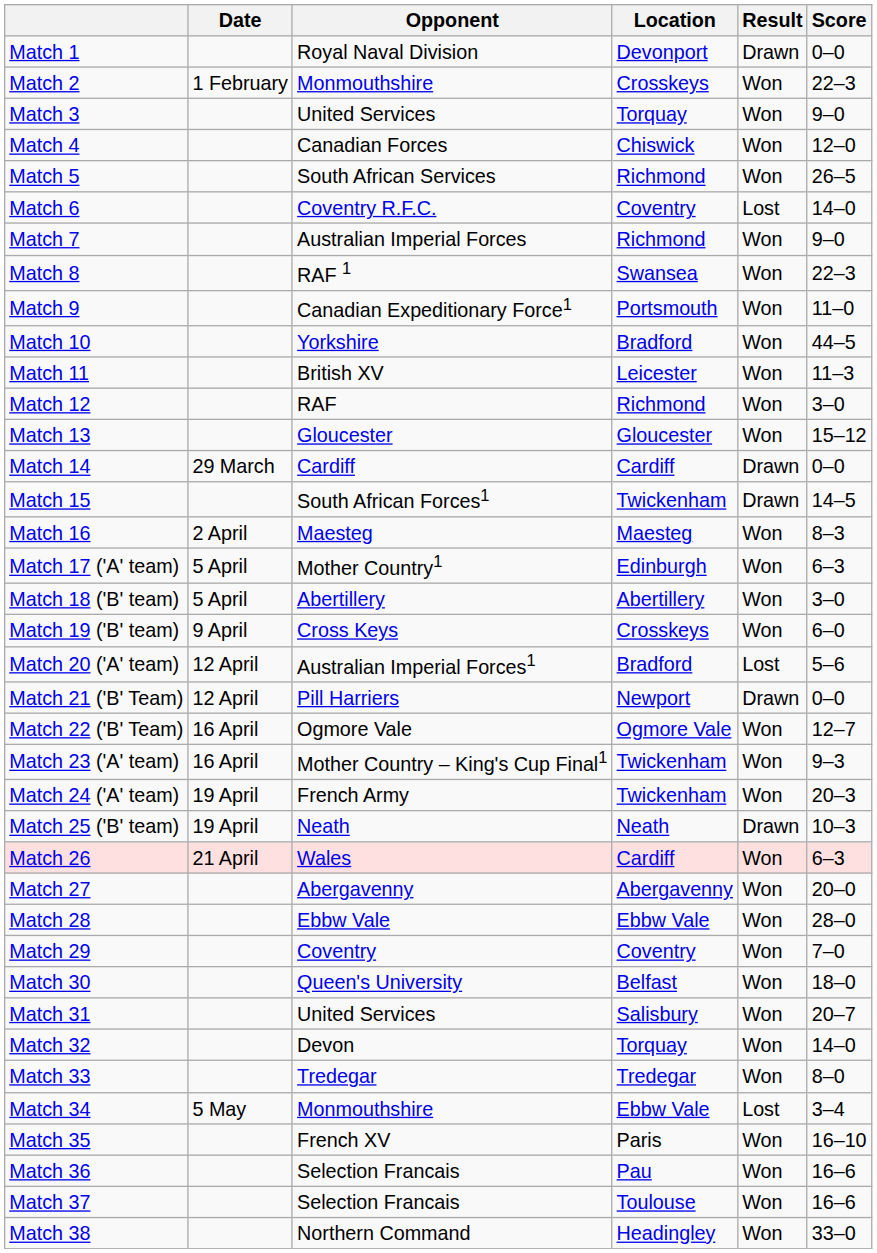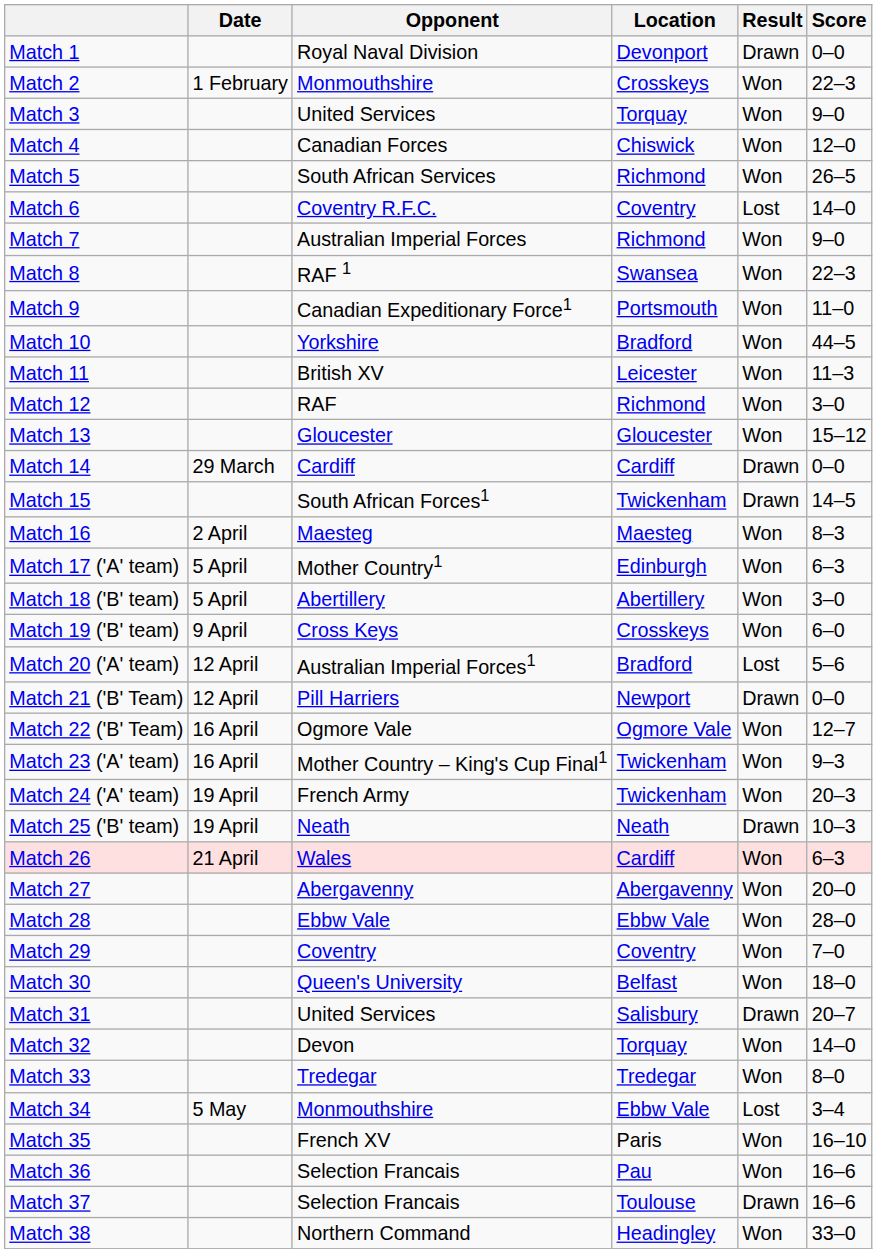(762, 1014) Won -> (771, 1014) Drawn
(762, 1202) Won -> (771, 1202) Drawn
